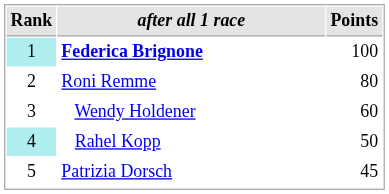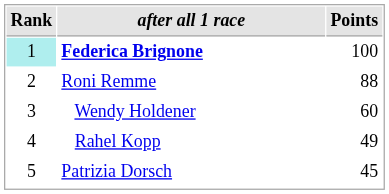(369, 81) 80 -> (369, 81) 88
(31, 141) paleturquoise background -> (31, 141) no background
(369, 141) 50 -> (369, 141) 49
